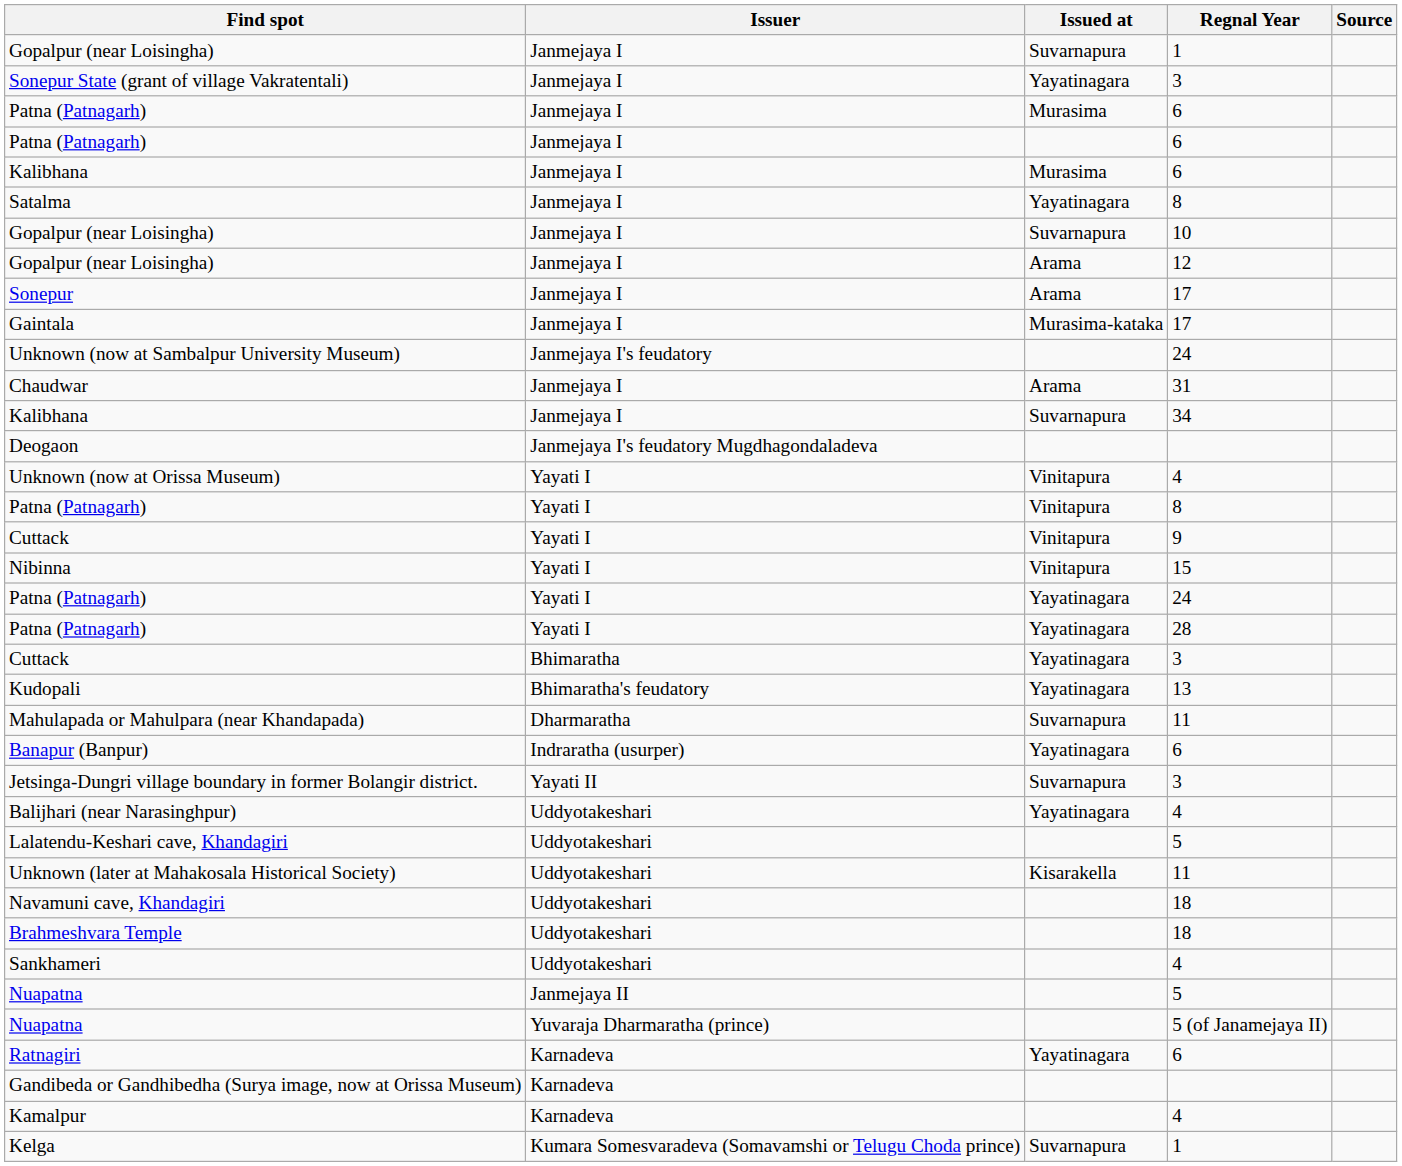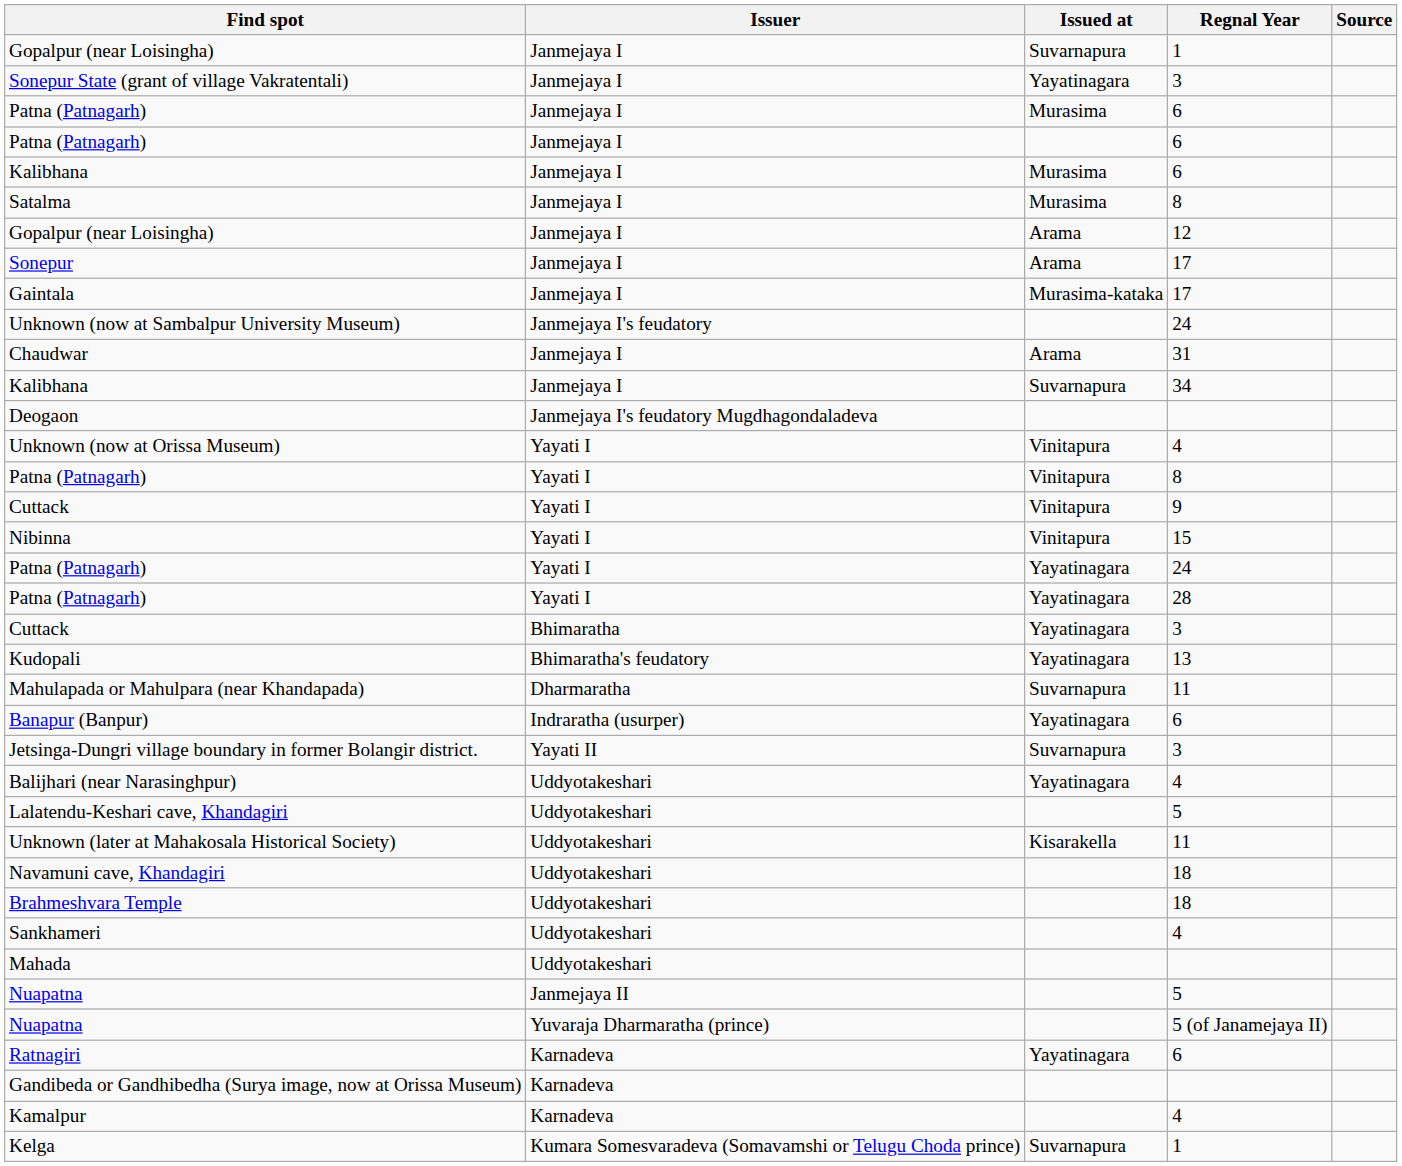(1079, 202) Yayatinagara -> (1068, 202) Murasima
- row: (111, 232)
+ row: (40, 963)
